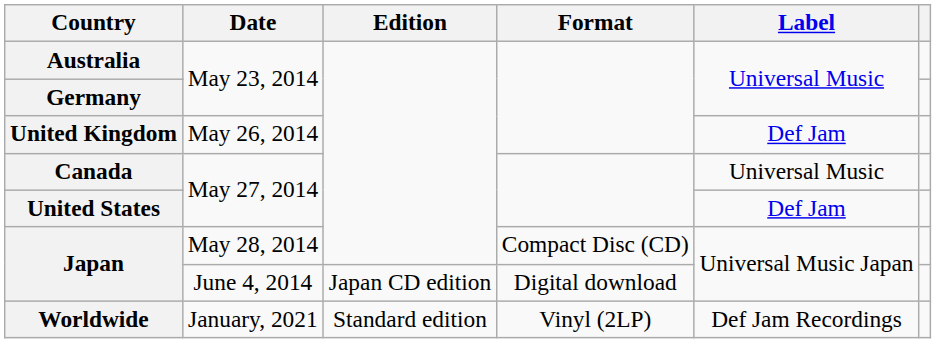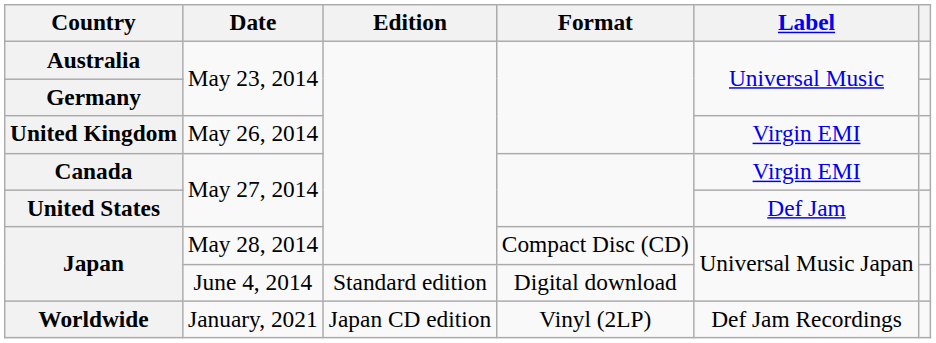(807, 134) Def Jam -> (807, 134) Virgin EMI
(807, 171) Universal Music -> (807, 171) Virgin EMI
(410, 282) Japan CD edition -> (410, 282) Standard edition
(410, 319) Standard edition -> (410, 319) Japan CD edition
